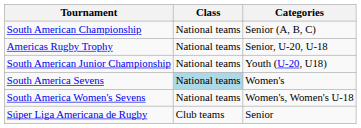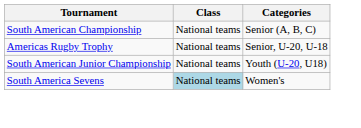- row: (76, 98)
- row: (77, 115)
